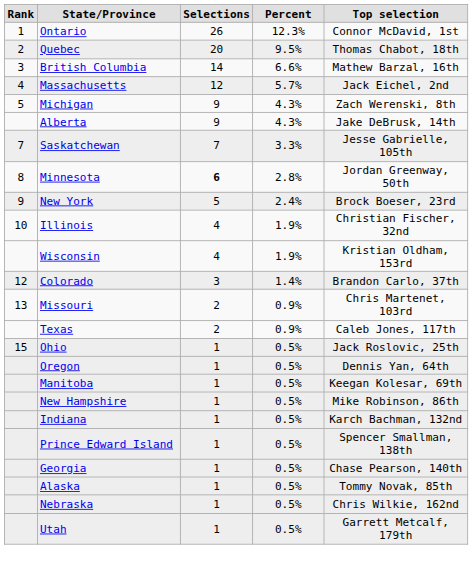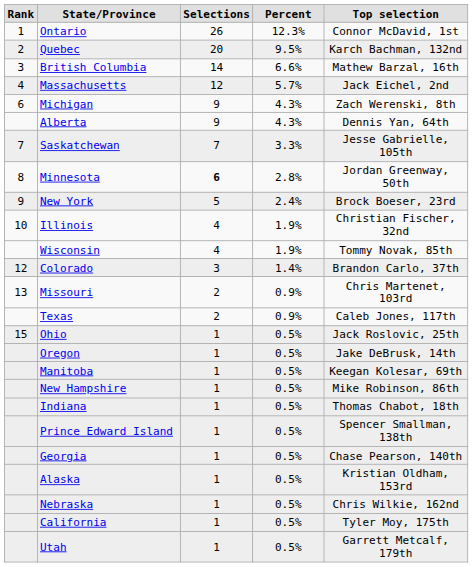(396, 49) Thomas Chabot, 18th -> (396, 49) Karch Bachman, 132nd
(21, 103) 5 -> (21, 103) 6
(396, 121) Jake DeBrusk, 14th -> (396, 121) Dennis Yan, 64th
(396, 256) Kristian Oldham, 153rd -> (396, 250) Tommy Novak, 85th
(396, 365) Dennis Yan, 64th -> (396, 353) Jake DeBrusk, 14th
(396, 419) Karch Bachman, 132nd -> (396, 407) Thomas Chabot, 18th
(396, 486) Tommy Novak, 85th -> (396, 480) Kristian Oldham, 153rd
+ row: (73, 522)
